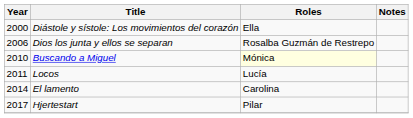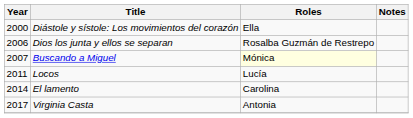(17, 58) 2010 -> (17, 58) 2007
- row: (55, 105)
+ row: (63, 105)
